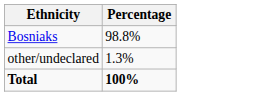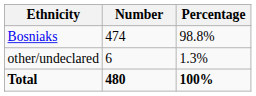+ column: (139, 15)
